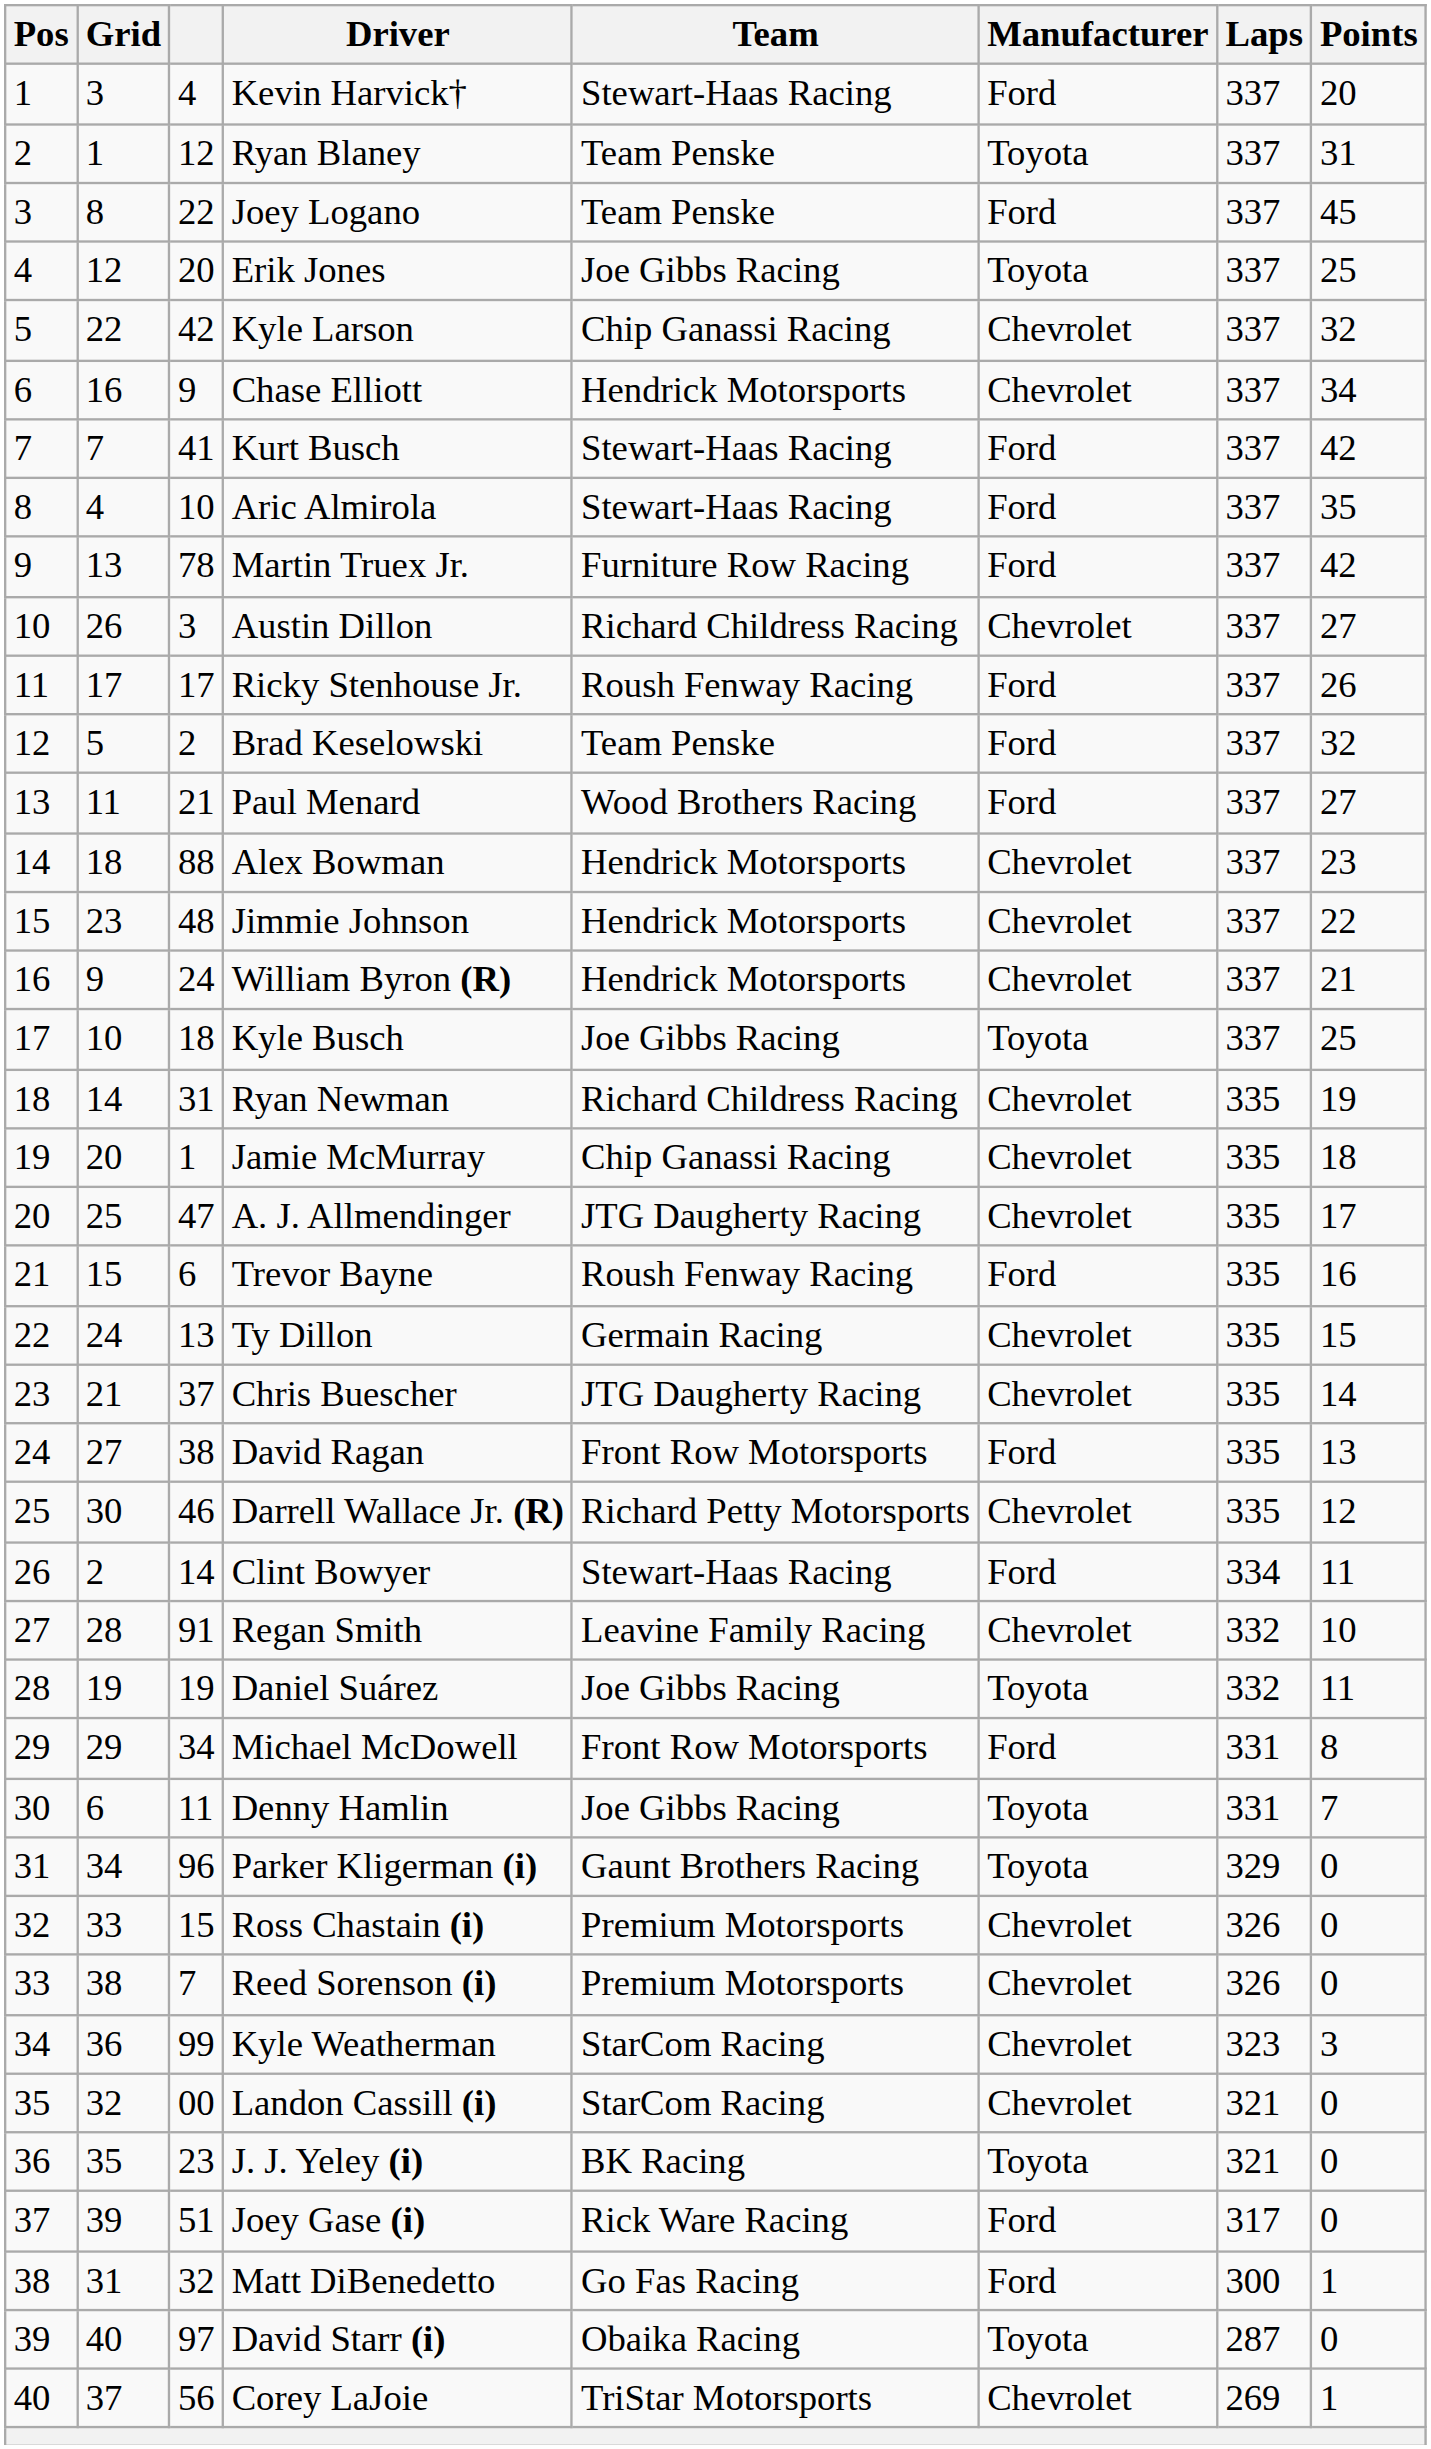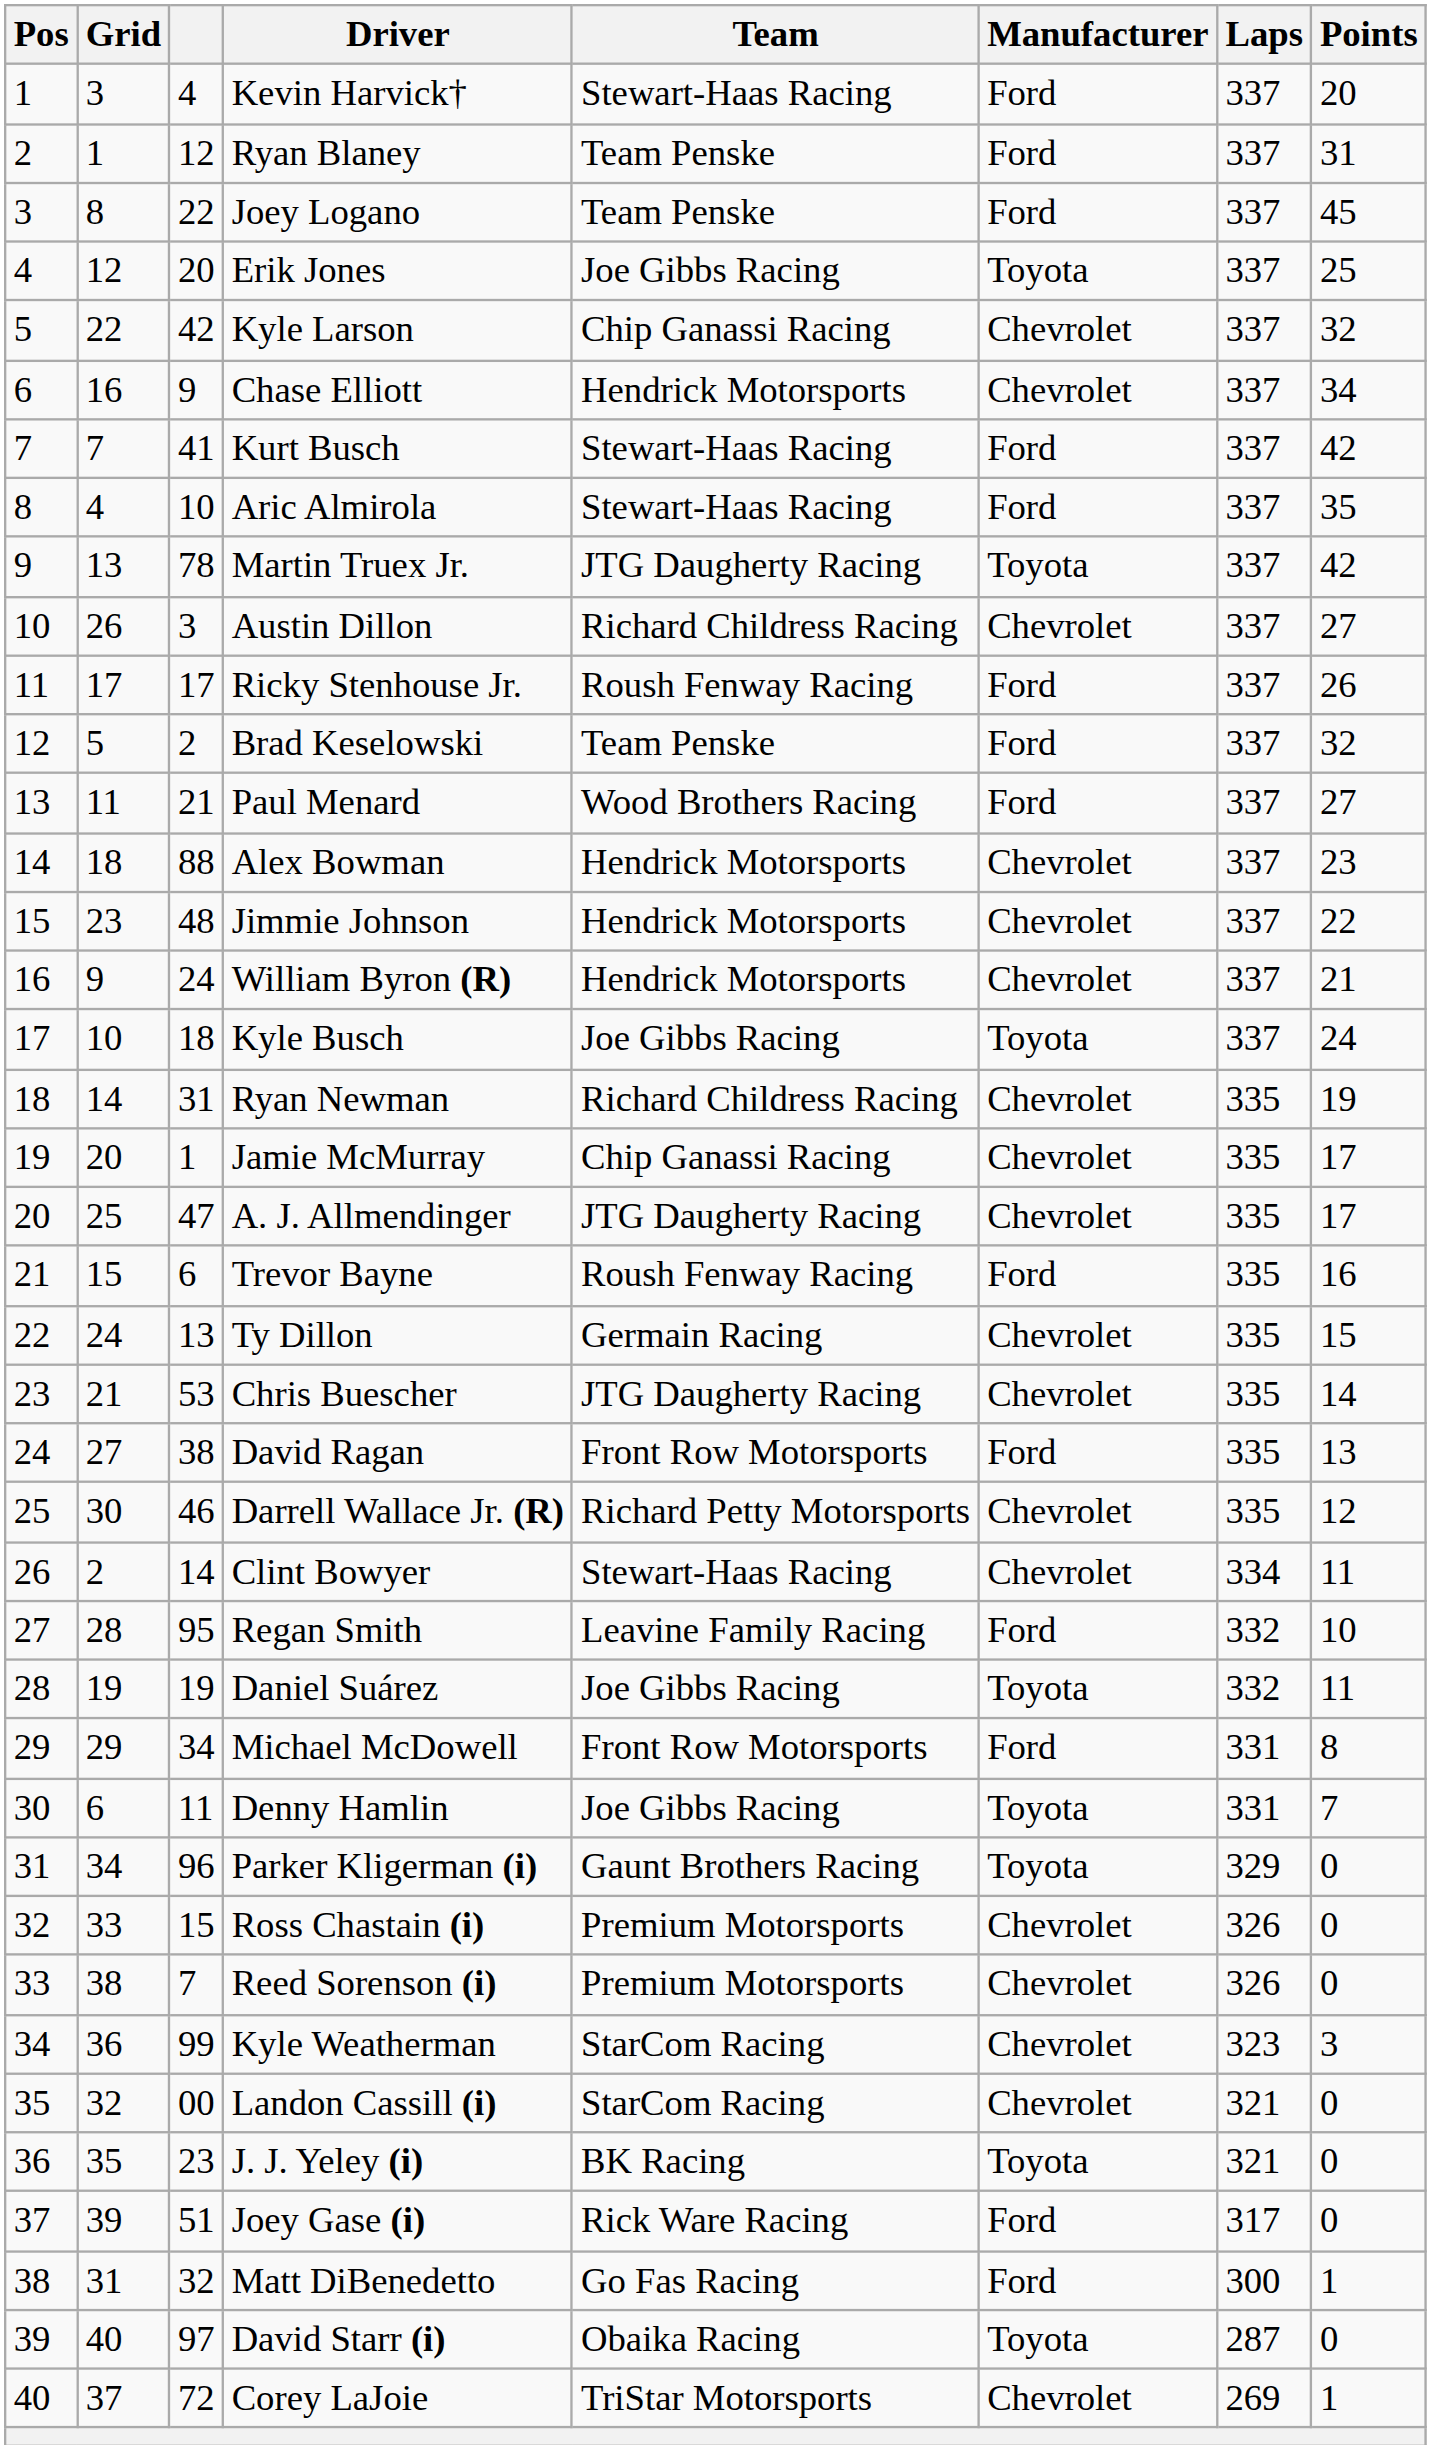(1038, 151) Toyota -> (1022, 151) Ford
(745, 565) Furniture Row Racing -> (751, 565) JTG Daugherty Racing
(1022, 565) Ford -> (1038, 565) Toyota
(1338, 1038) 25 -> (1338, 1038) 24
(1338, 1156) 18 -> (1338, 1156) 17
(196, 1392) 37 -> (196, 1392) 53
(1022, 1569) Ford -> (1059, 1569) Chevrolet
(196, 1629) 91 -> (196, 1629) 95
(1059, 1629) Chevrolet -> (1022, 1629) Ford
(196, 2397) 56 -> (196, 2397) 72
